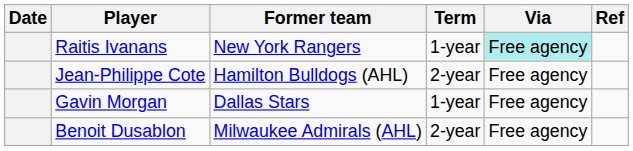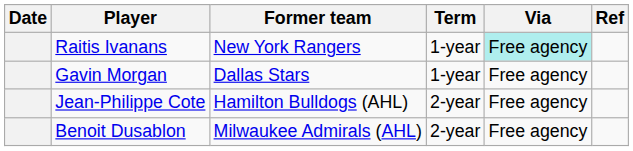rows swapped: (111, 103) <-> (130, 74)
